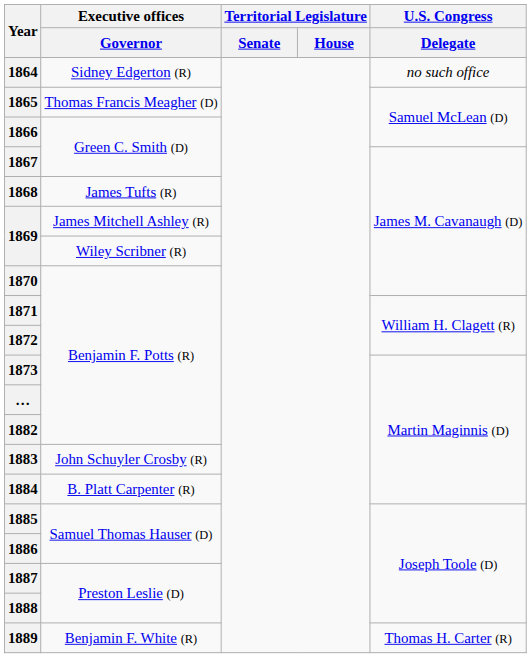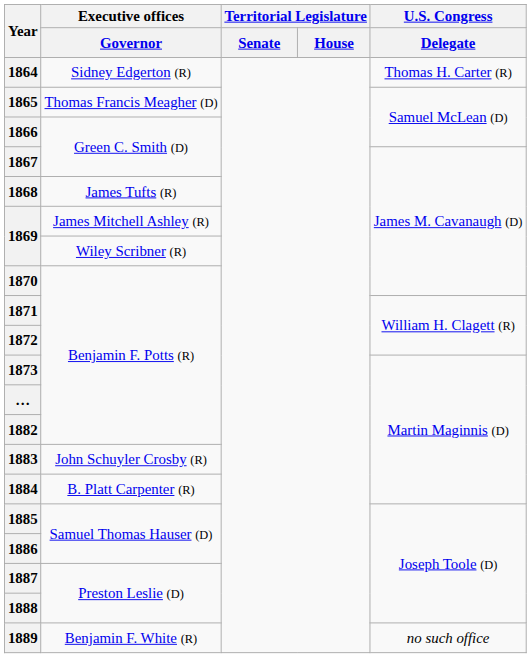(448, 72) no such office -> (448, 72) Thomas H. Carter (R)
(448, 638) Thomas H. Carter (R) -> (448, 638) no such office
